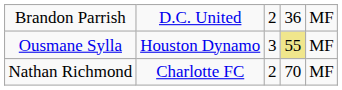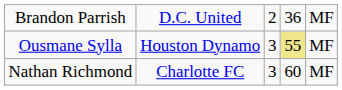(272, 71) 2 -> (272, 71) 3
(293, 71) 70 -> (293, 71) 60
